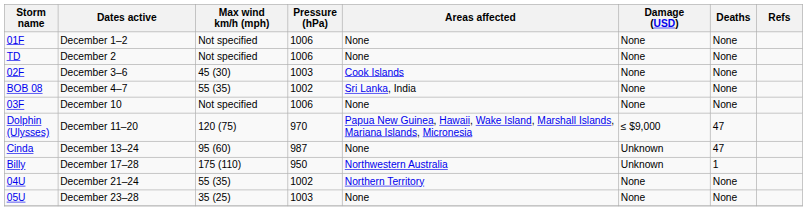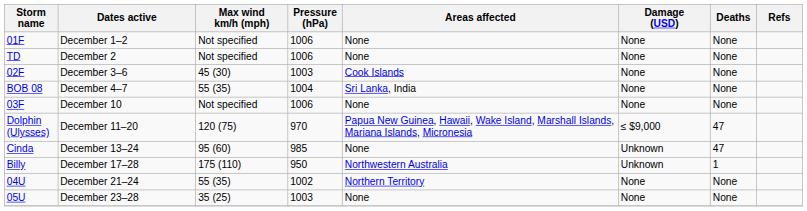(302, 89) 1002 -> (302, 89) 1004
(299, 149) 987 -> (299, 149) 985
